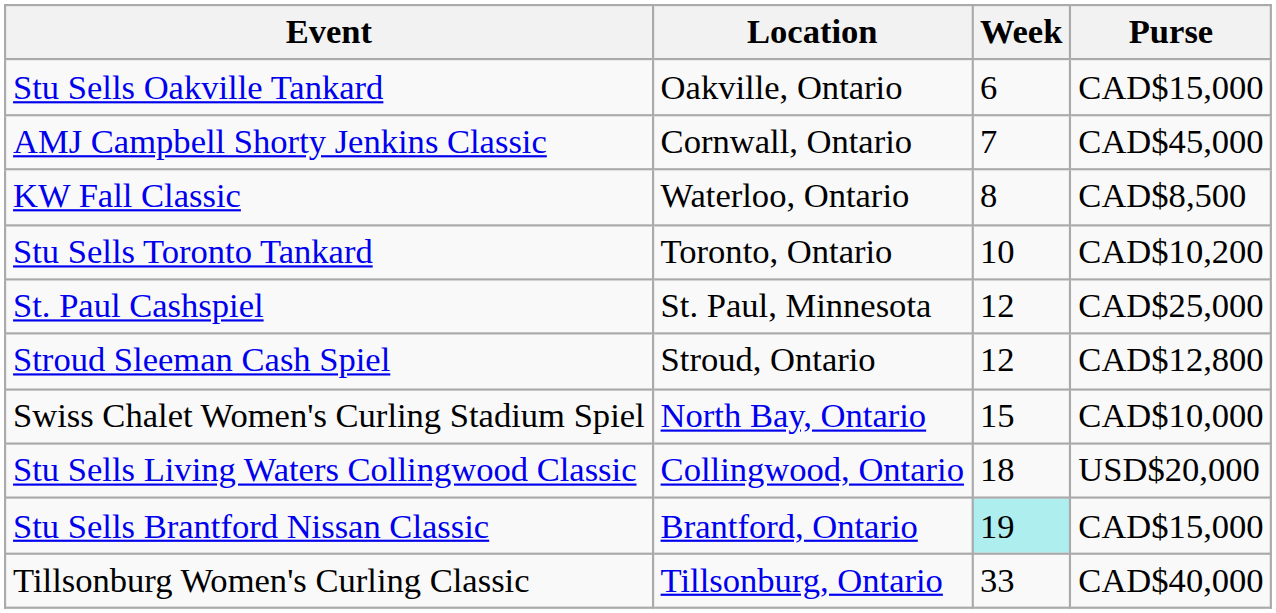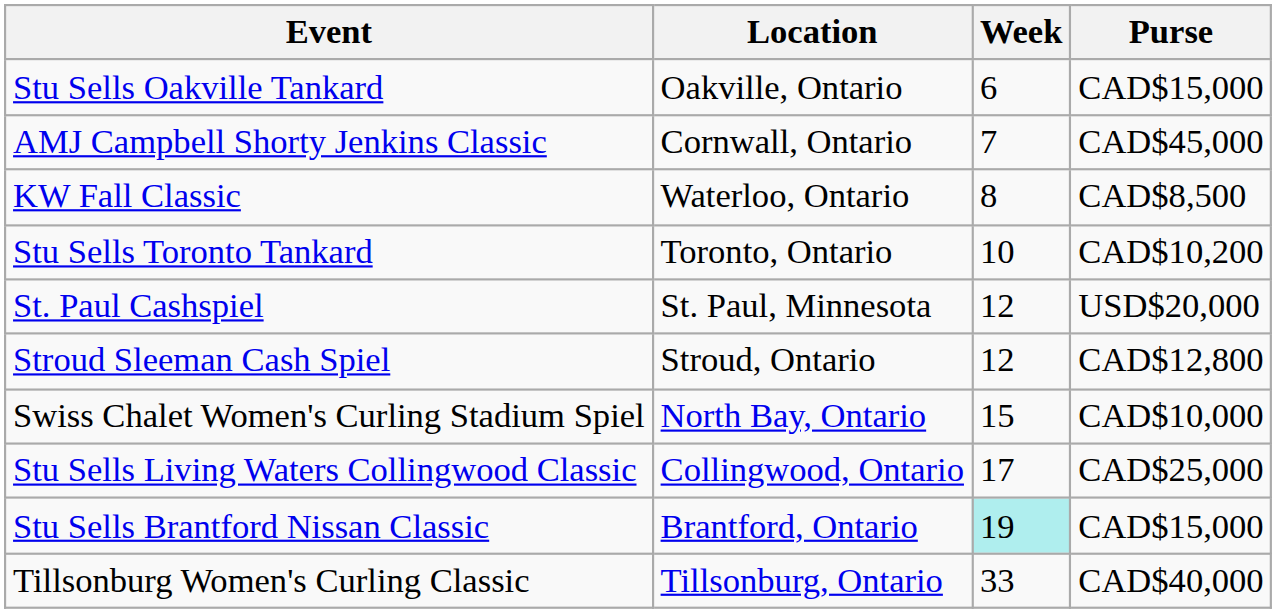(1171, 305) CAD$25,000 -> (1169, 305) USD$20,000
(997, 470) 18 -> (997, 470) 17
(1169, 470) USD$20,000 -> (1171, 470) CAD$25,000
